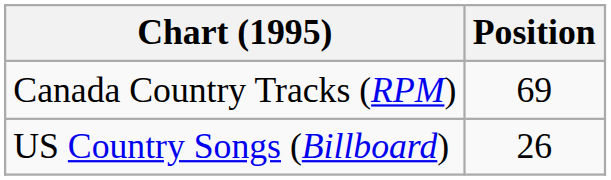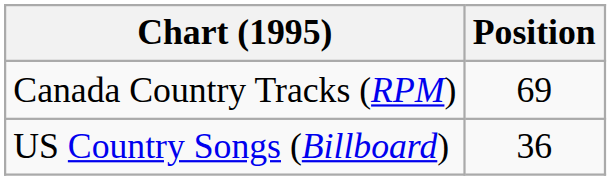(534, 145) 26 -> (534, 145) 36
